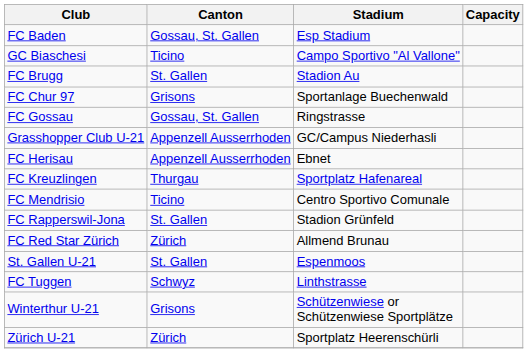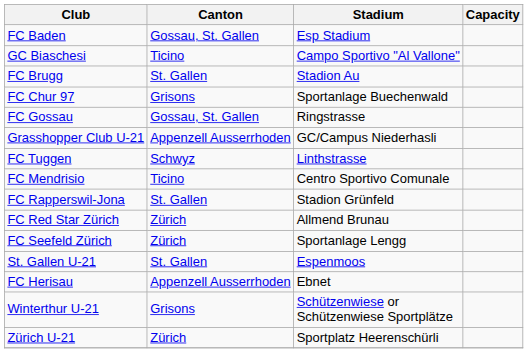rows swapped: (40, 158) <-> (39, 281)
- row: (52, 179)
+ row: (60, 240)
